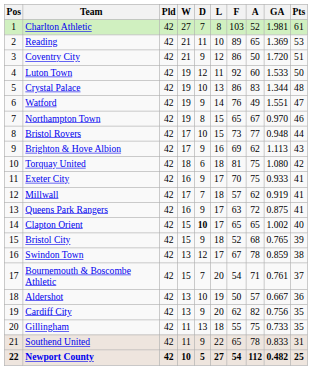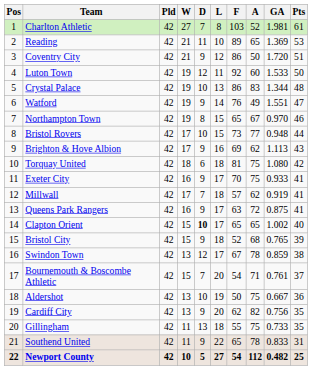(255, 296) 57 -> (255, 296) 75
